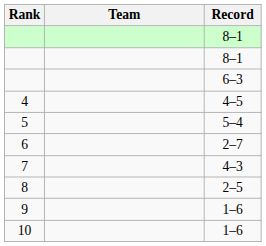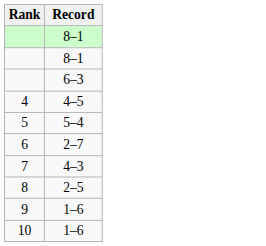- column: (124, 15)
